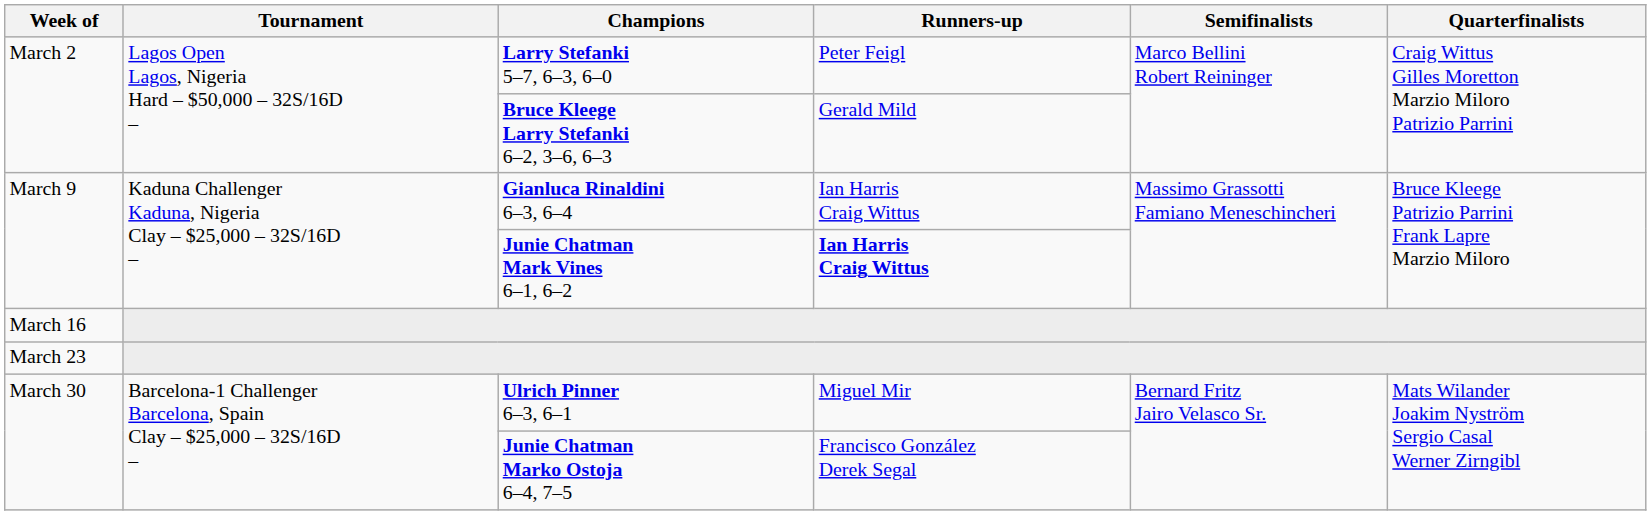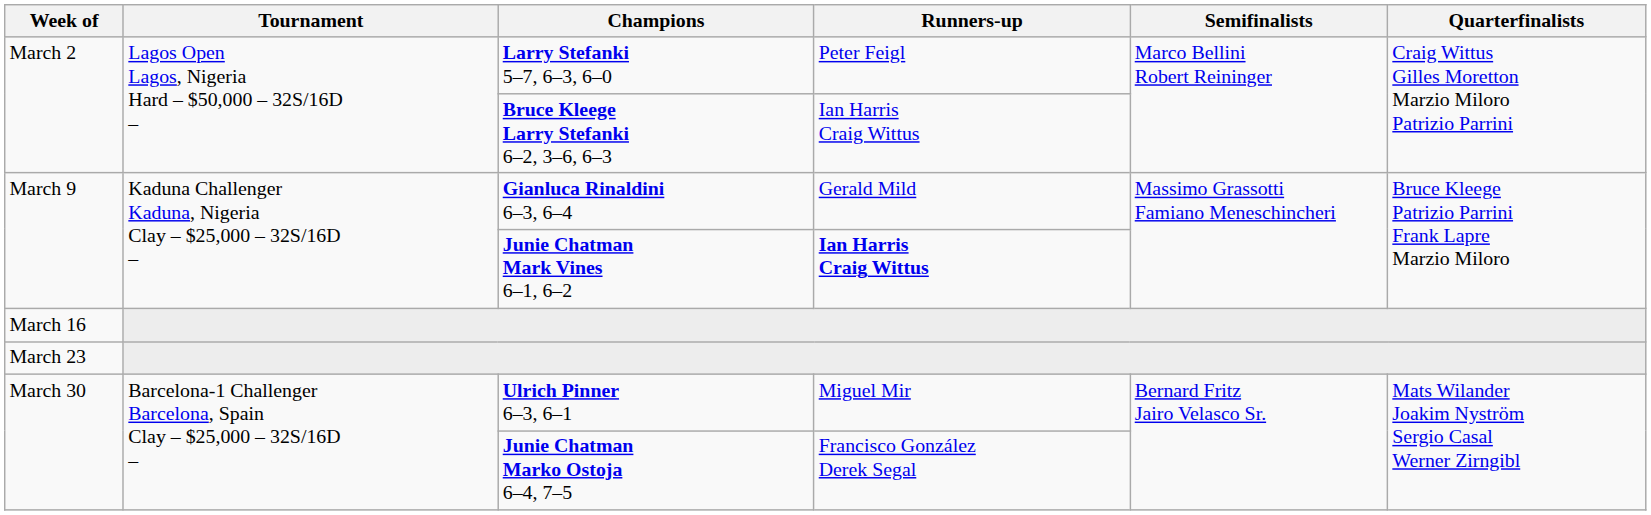(868, 109) Gerald Mild -> (869, 121) Ian Harris Craig Wittus
(869, 200) Ian Harris Craig Wittus -> (868, 188) Gerald Mild
